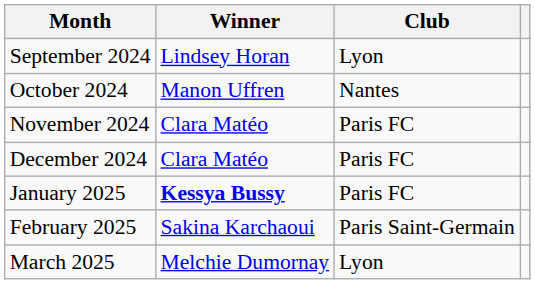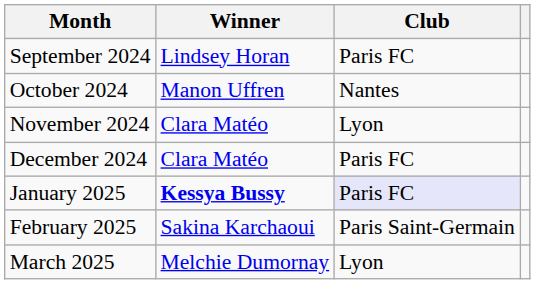(361, 55) Lyon -> (377, 55) Paris FC
(377, 124) Paris FC -> (361, 124) Lyon
(377, 192) no background -> (377, 192) lavender background
